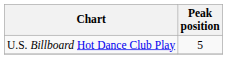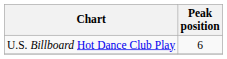(200, 44) 5 -> (200, 44) 6
